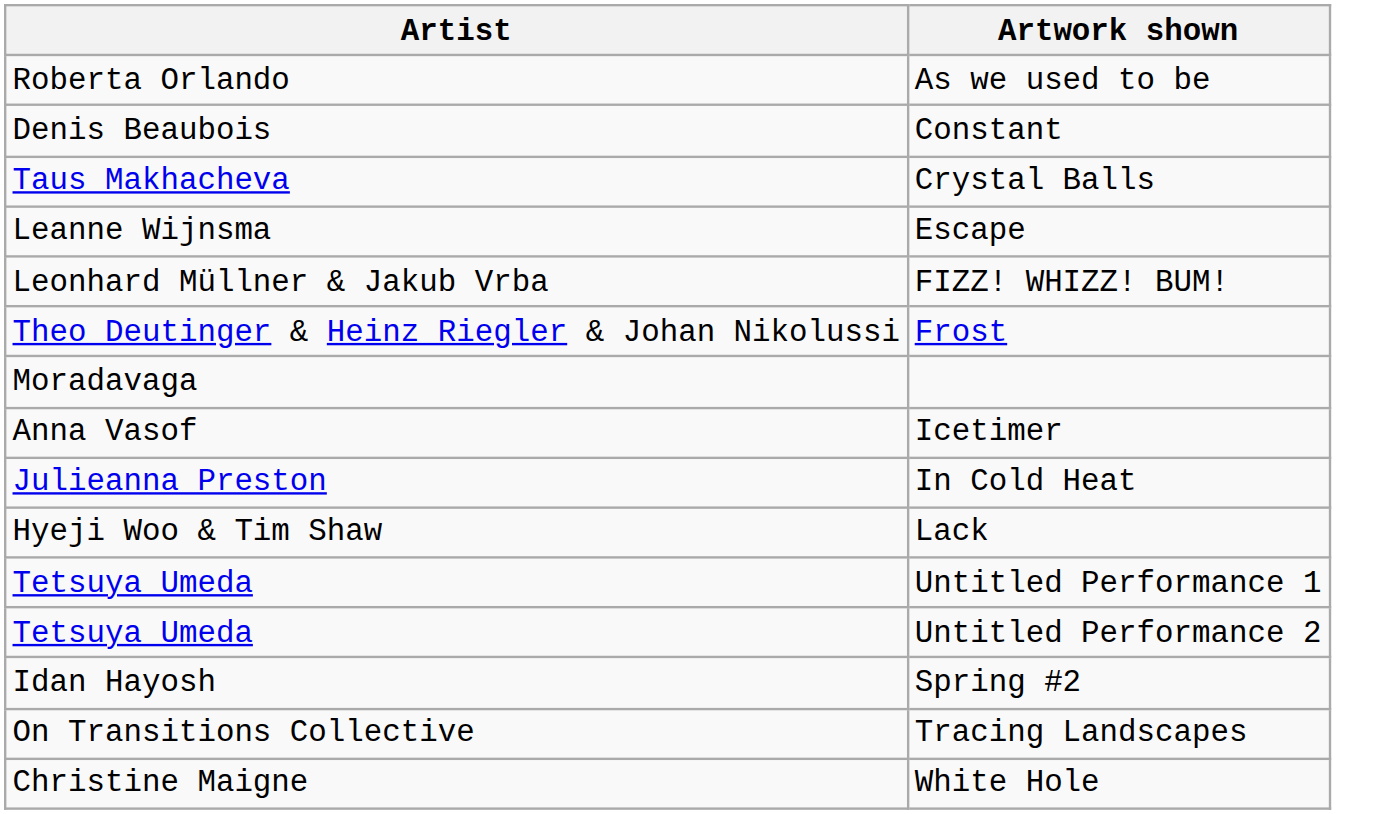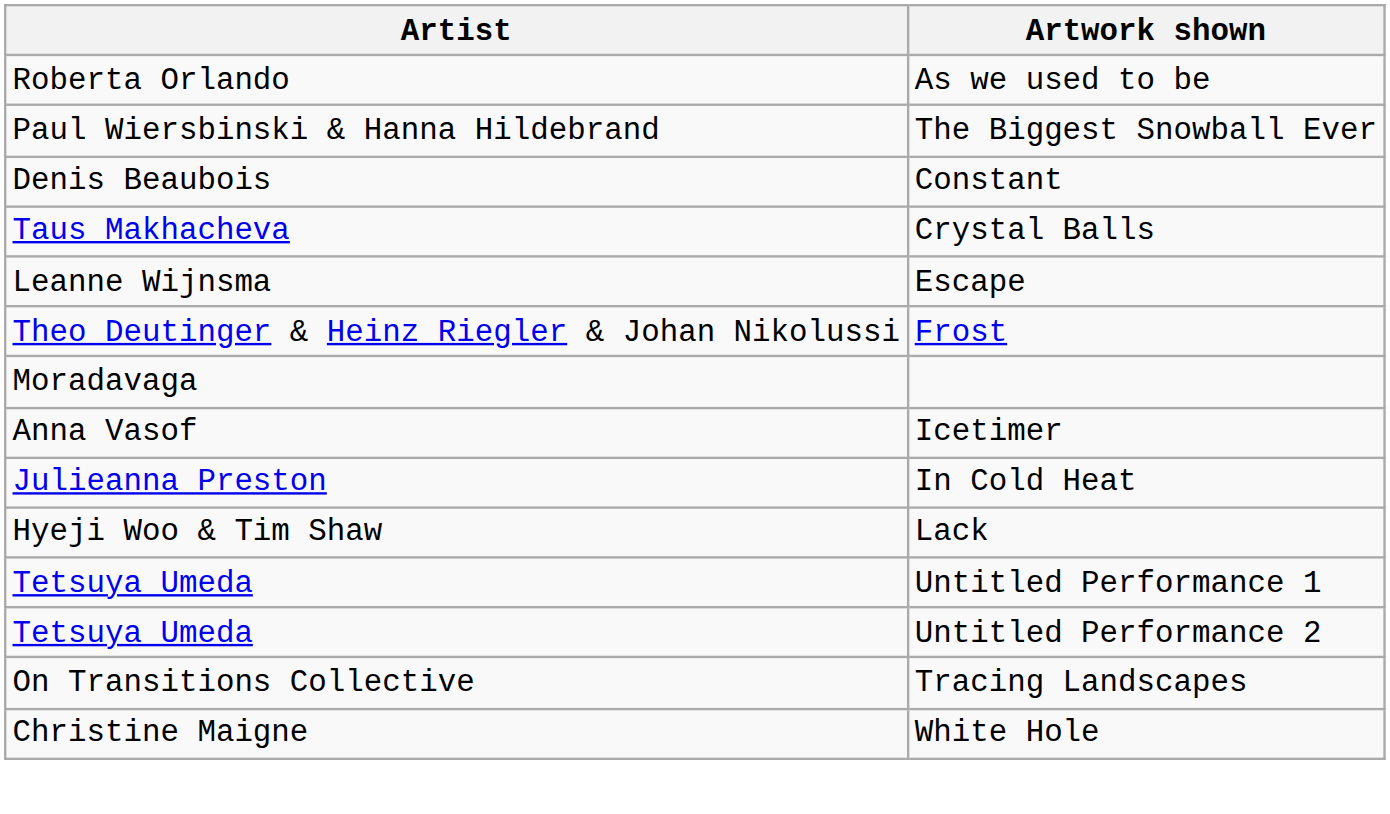+ row: (1146, 131)
- row: (1072, 281)
- row: (998, 683)
